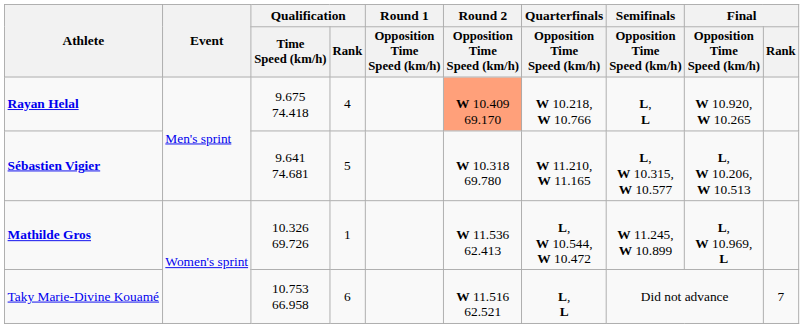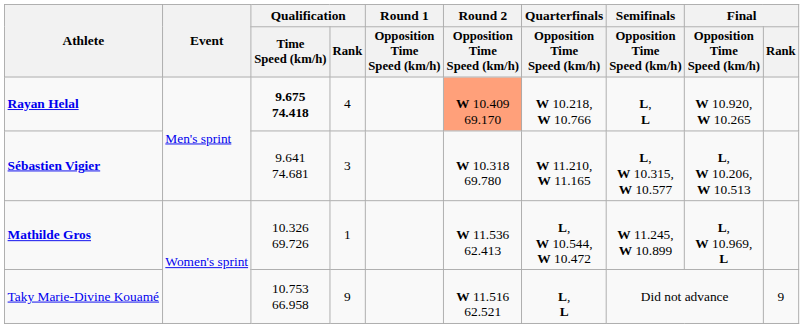(290, 104) normal -> (290, 104) bold
(347, 166) 5 -> (347, 166) 3
(347, 297) 6 -> (347, 297) 9
(781, 297) 7 -> (781, 297) 9
